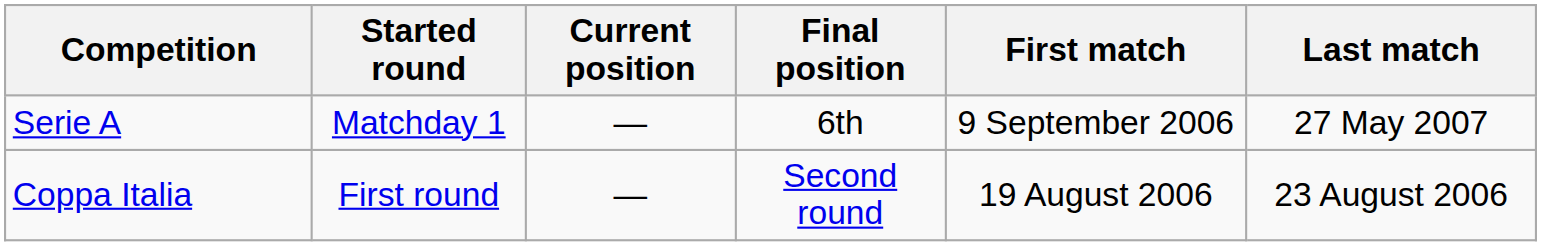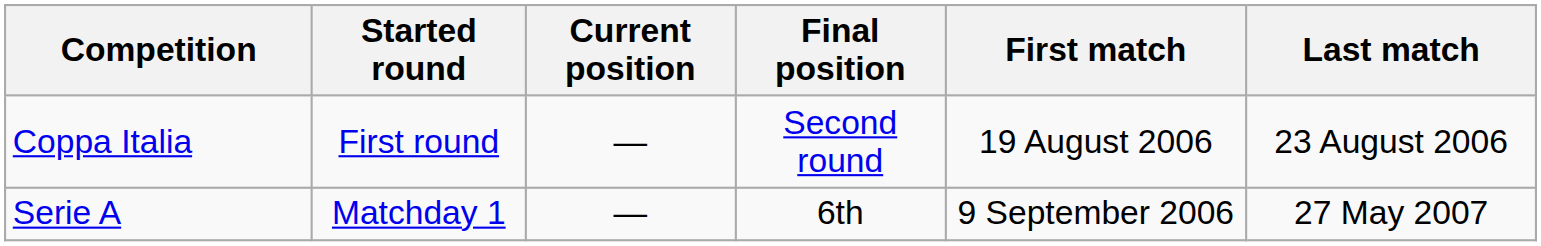rows swapped: (67, 122) <-> (102, 194)
